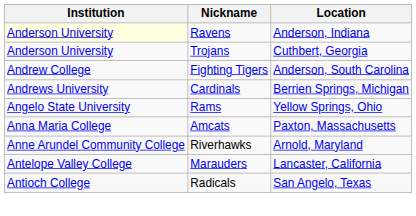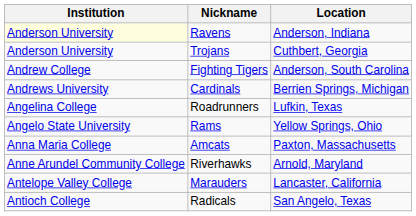+ row: (224, 107)
